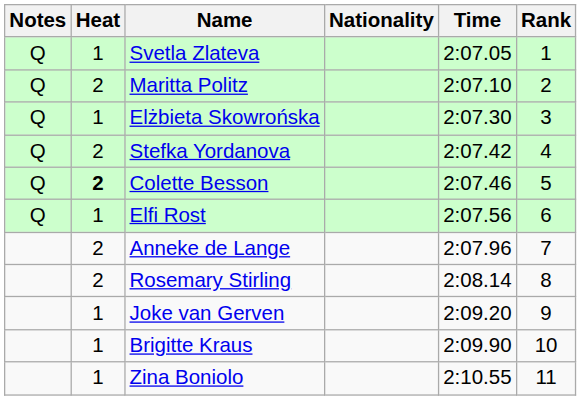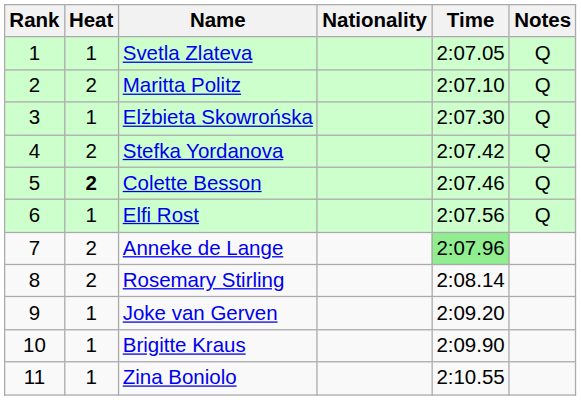columns swapped: (546, 20) <-> (38, 20)
(477, 248) no background -> (471, 248) lightgreen background
